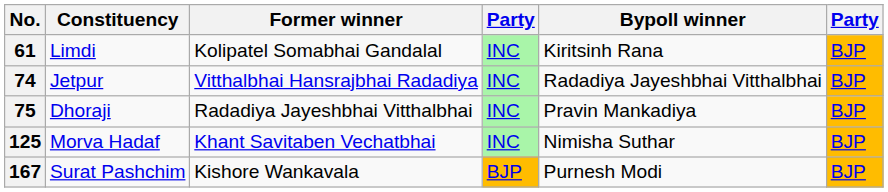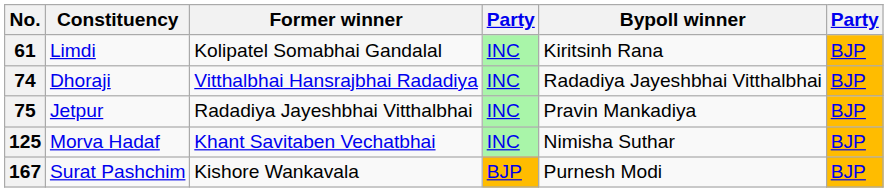(77, 80) Jetpur -> (80, 80) Dhoraji
(80, 111) Dhoraji -> (77, 111) Jetpur
